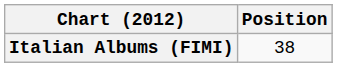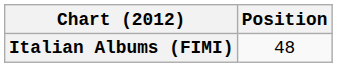(285, 48) 38 -> (285, 48) 48
